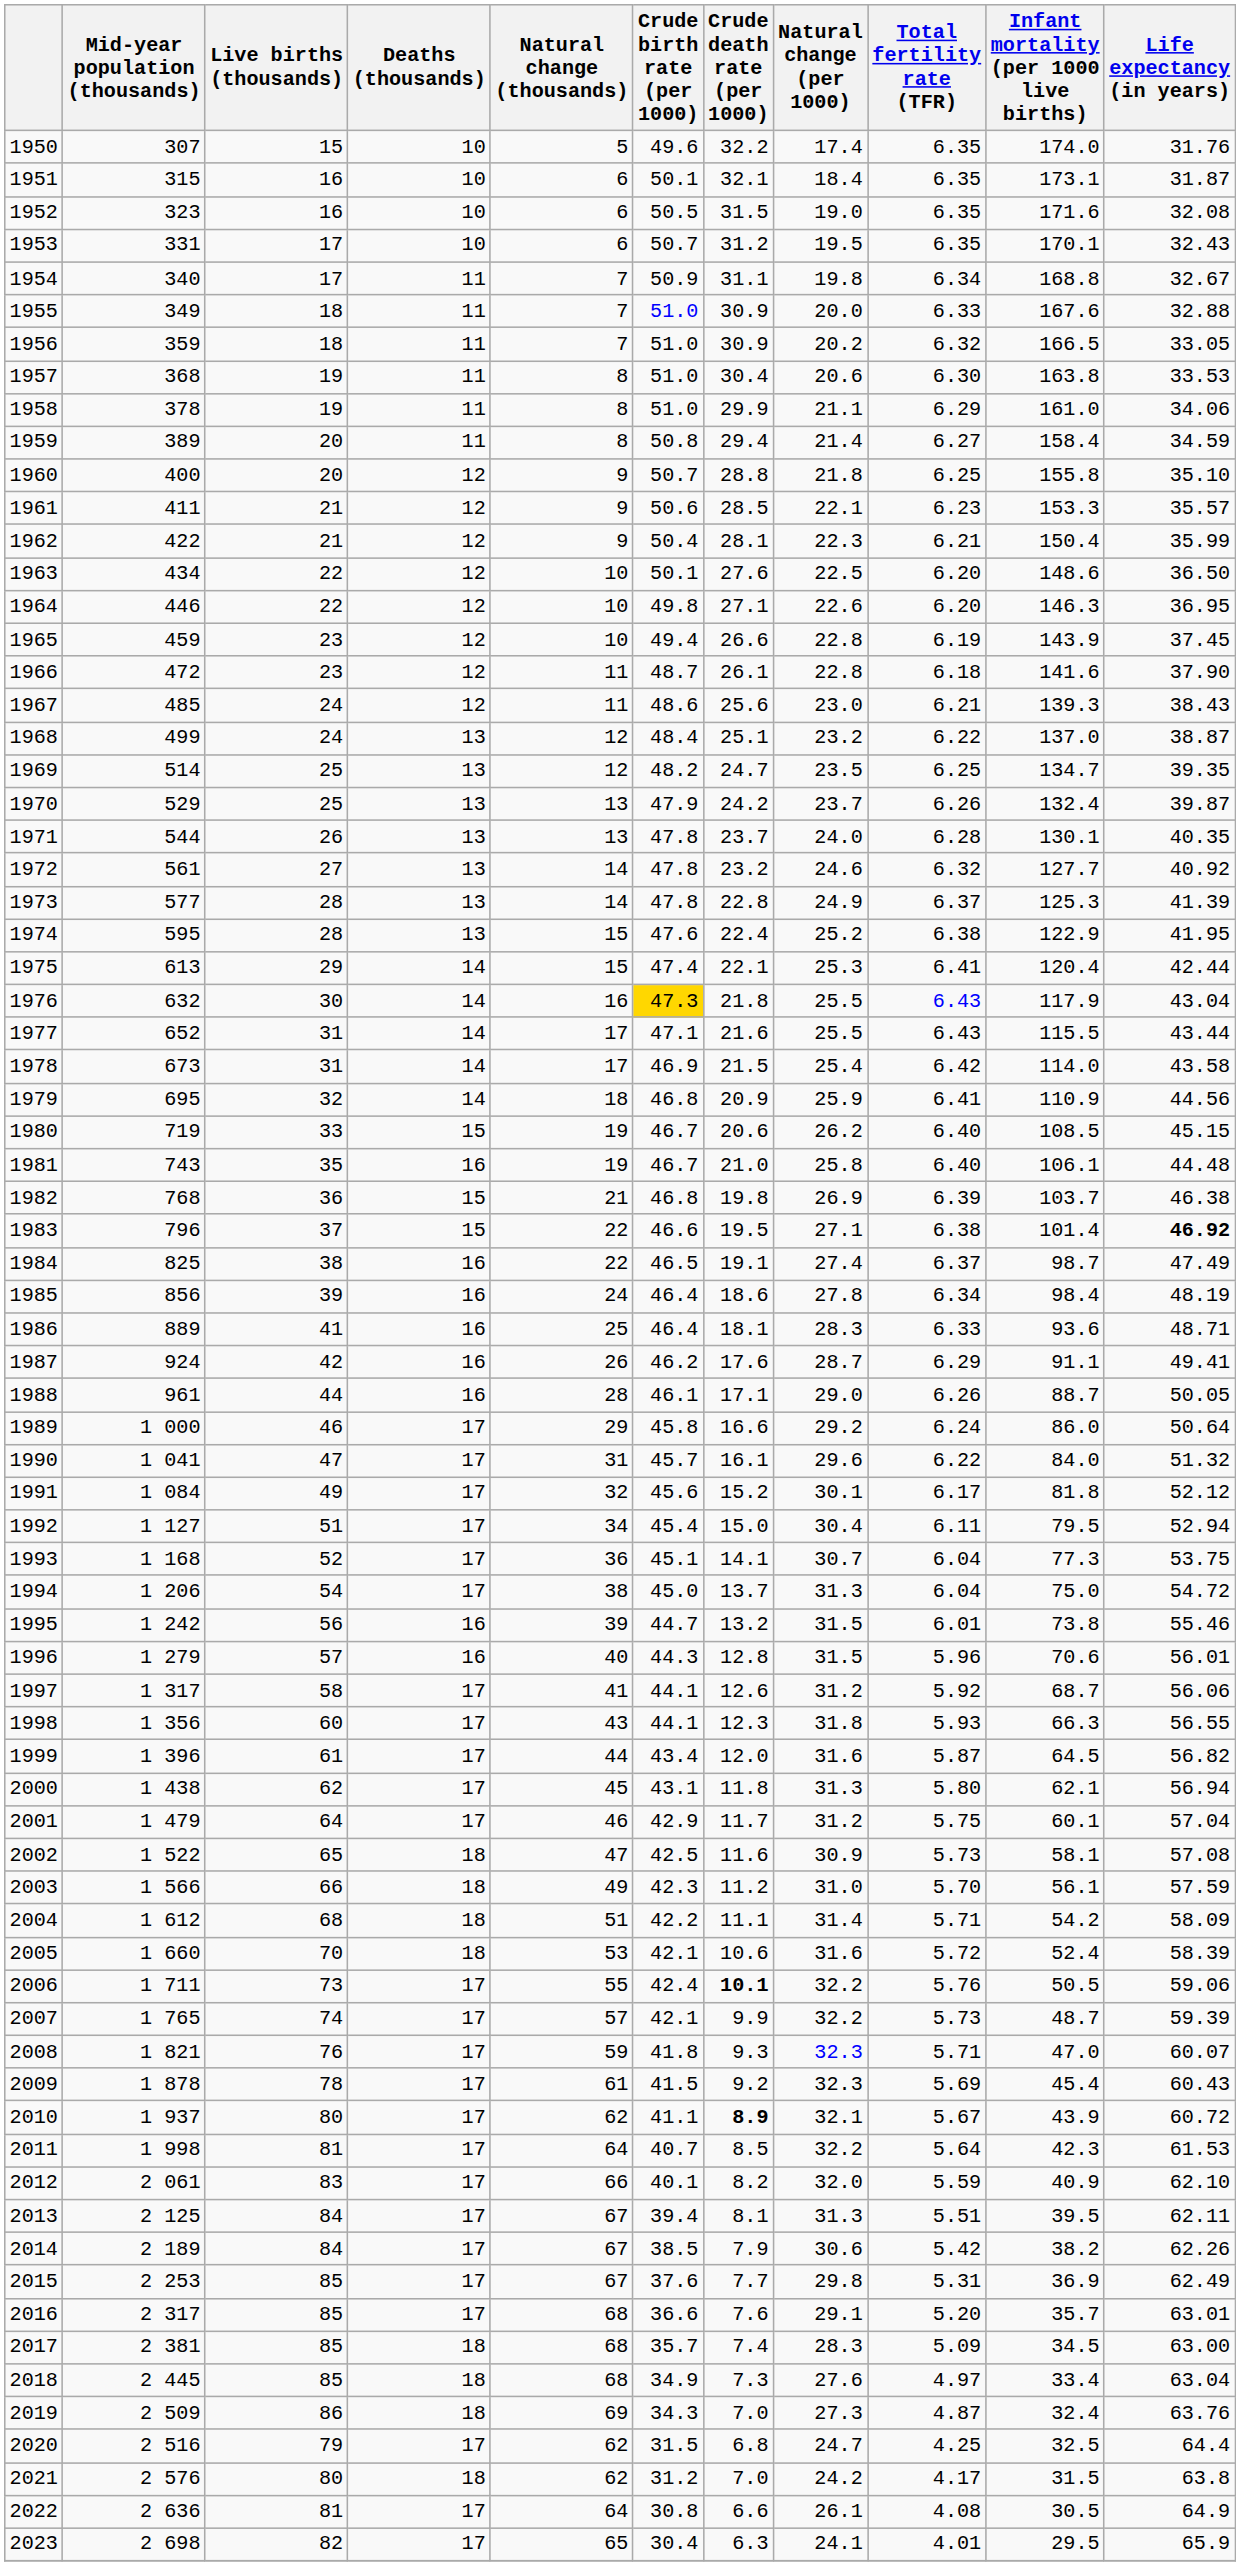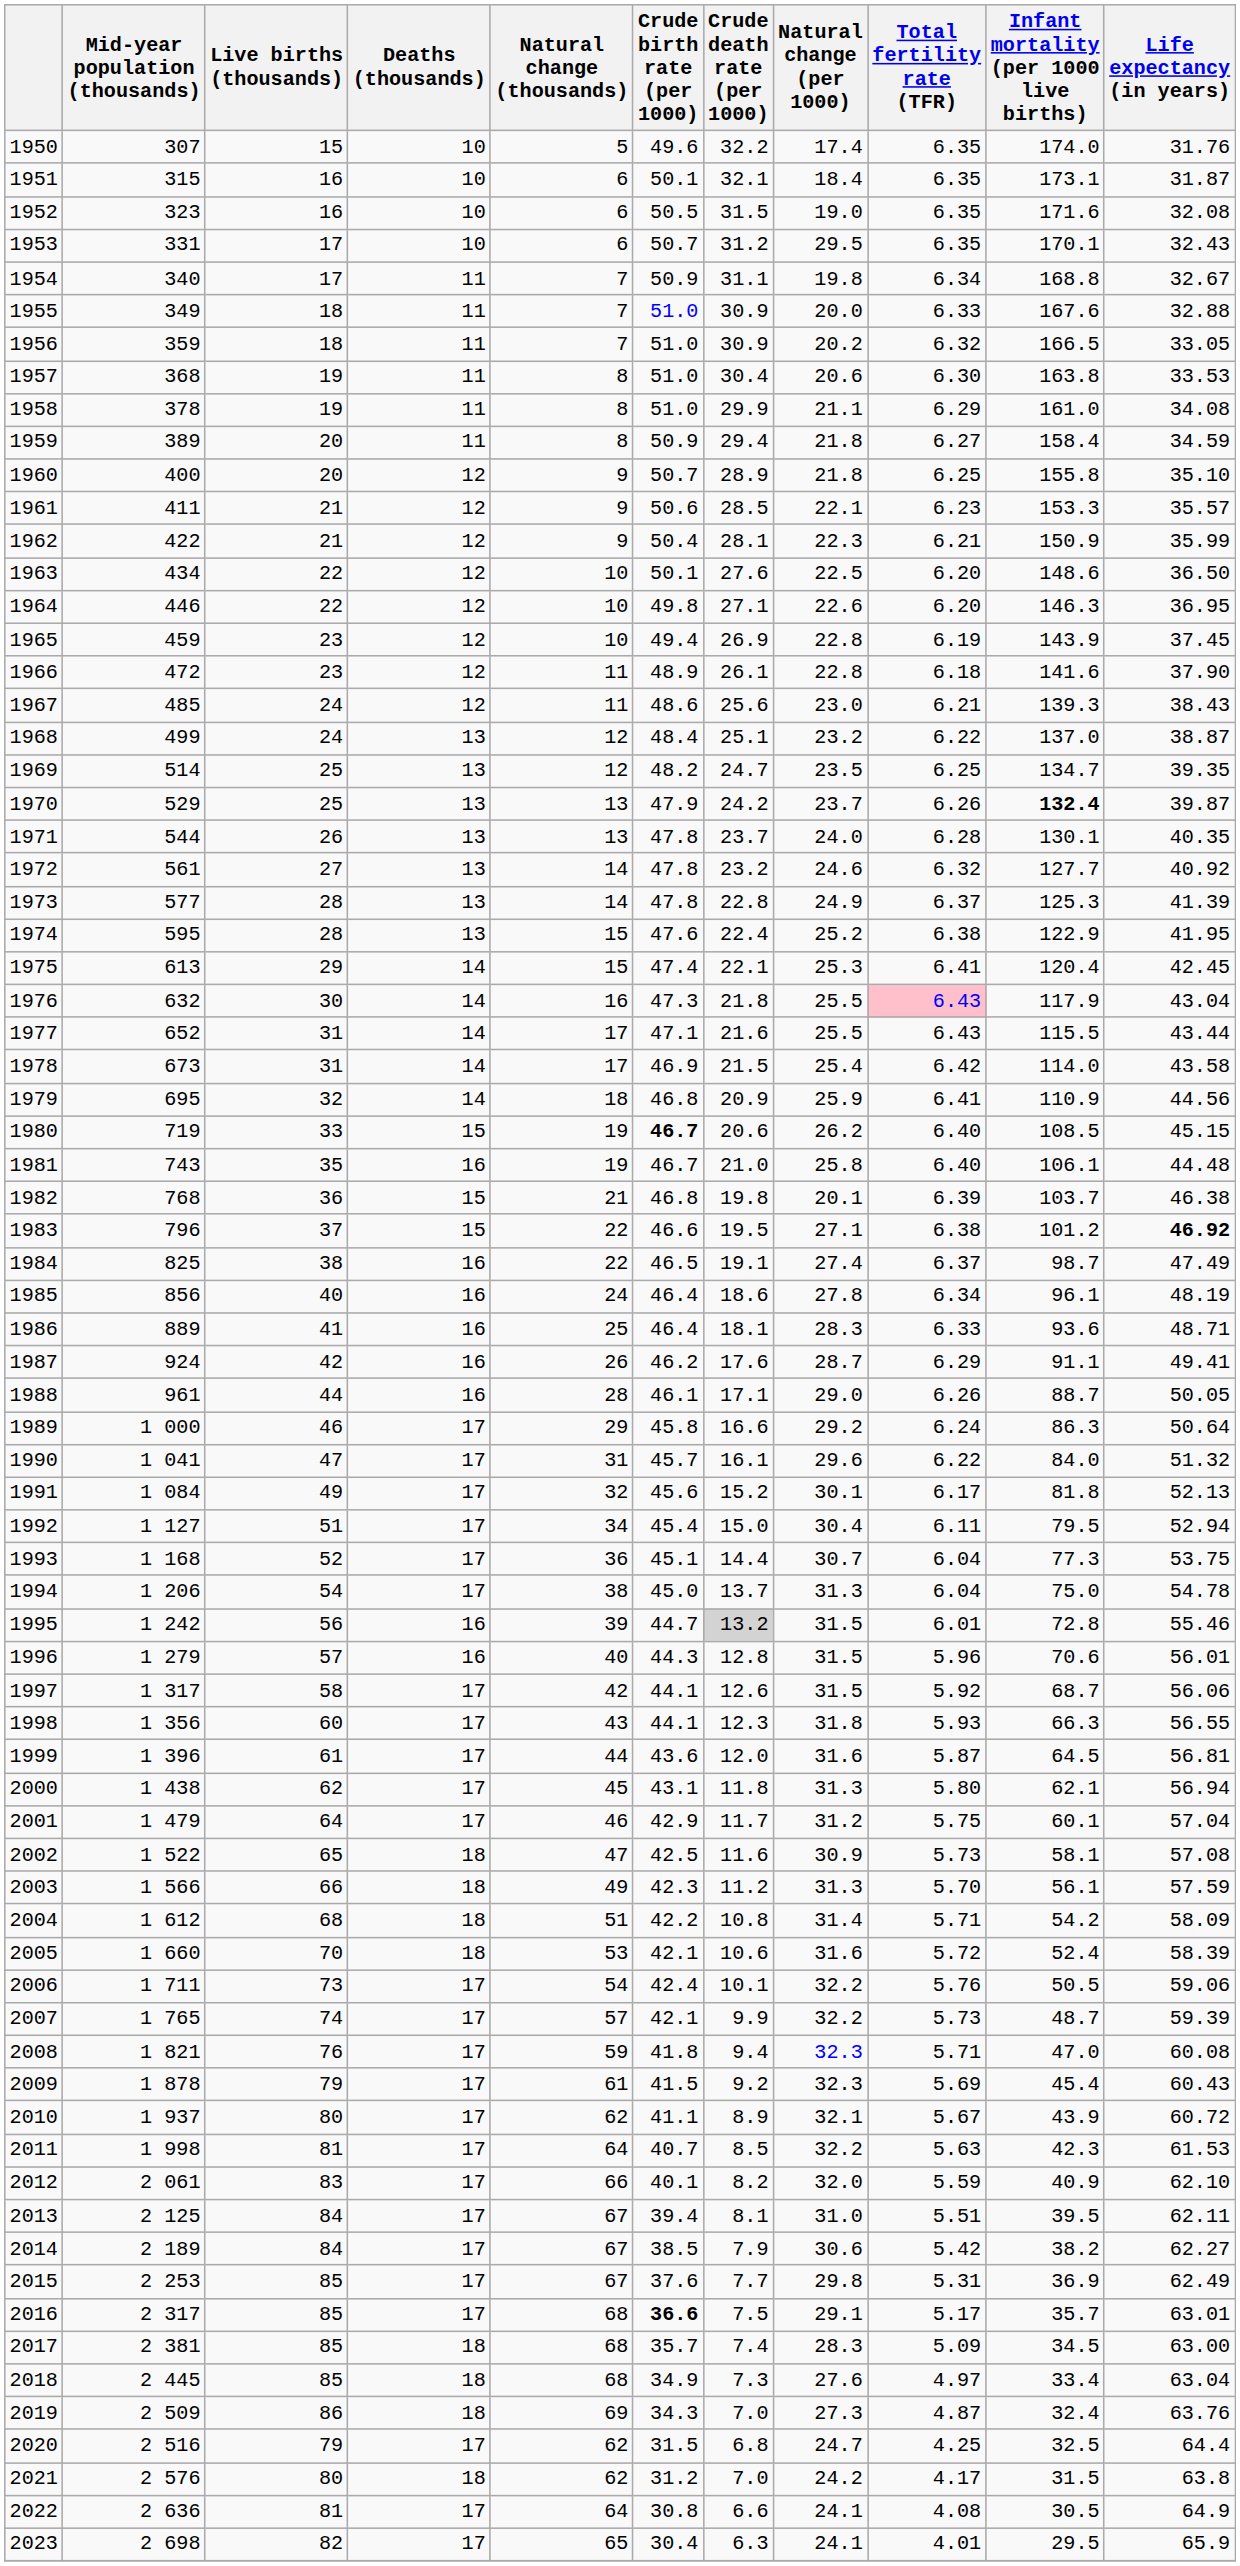(839, 246) 19.5 -> (839, 246) 29.5
(1200, 410) 34.06 -> (1200, 410) 34.08
(674, 443) 50.8 -> (674, 443) 50.9
(839, 443) 21.4 -> (839, 443) 21.8
(744, 475) 28.8 -> (744, 475) 28.9
(1069, 541) 150.4 -> (1069, 541) 150.9
(744, 640) 26.6 -> (744, 640) 26.9
(674, 672) 48.7 -> (674, 672) 48.9
(1069, 804) normal -> (1069, 804) bold
(1200, 968) 42.44 -> (1200, 968) 42.45
(674, 1001) gold background -> (674, 1001) no background
(957, 1001) no background -> (957, 1001) pink background
(674, 1132) normal -> (674, 1132) bold
(839, 1198) 26.9 -> (839, 1198) 20.1
(1069, 1231) 101.4 -> (1069, 1231) 101.2
(319, 1296) 39 -> (319, 1296) 40
(1075, 1296) 98.4 -> (1075, 1296) 96.1
(1075, 1428) 86.0 -> (1075, 1428) 86.3
(1200, 1494) 52.12 -> (1200, 1494) 52.13
(744, 1559) 14.1 -> (744, 1559) 14.4
(1200, 1592) 54.72 -> (1200, 1592) 54.78
(744, 1625) no background -> (744, 1625) lightgrey background
(1075, 1625) 73.8 -> (1075, 1625) 72.8
(604, 1691) 41 -> (604, 1691) 42
(839, 1691) 31.2 -> (839, 1691) 31.5
(674, 1756) 43.4 -> (674, 1756) 43.6
(1200, 1756) 56.82 -> (1200, 1756) 56.81
(839, 1888) 31.0 -> (839, 1888) 31.3
(744, 1920) 11.1 -> (744, 1920) 10.8
(604, 1986) 55 -> (604, 1986) 54
(744, 1986) bold -> (744, 1986) normal
(750, 2052) 9.3 -> (750, 2052) 9.4
(1200, 2052) 60.07 -> (1200, 2052) 60.08
(319, 2085) 78 -> (319, 2085) 79
(750, 2117) bold -> (750, 2117) normal
(957, 2150) 5.64 -> (957, 2150) 5.63
(839, 2216) 31.3 -> (839, 2216) 31.0
(1200, 2249) 62.26 -> (1200, 2249) 62.27
(674, 2315) normal -> (674, 2315) bold
(750, 2315) 7.6 -> (750, 2315) 7.5
(957, 2315) 5.20 -> (957, 2315) 5.17
(839, 2512) 26.1 -> (839, 2512) 24.1
